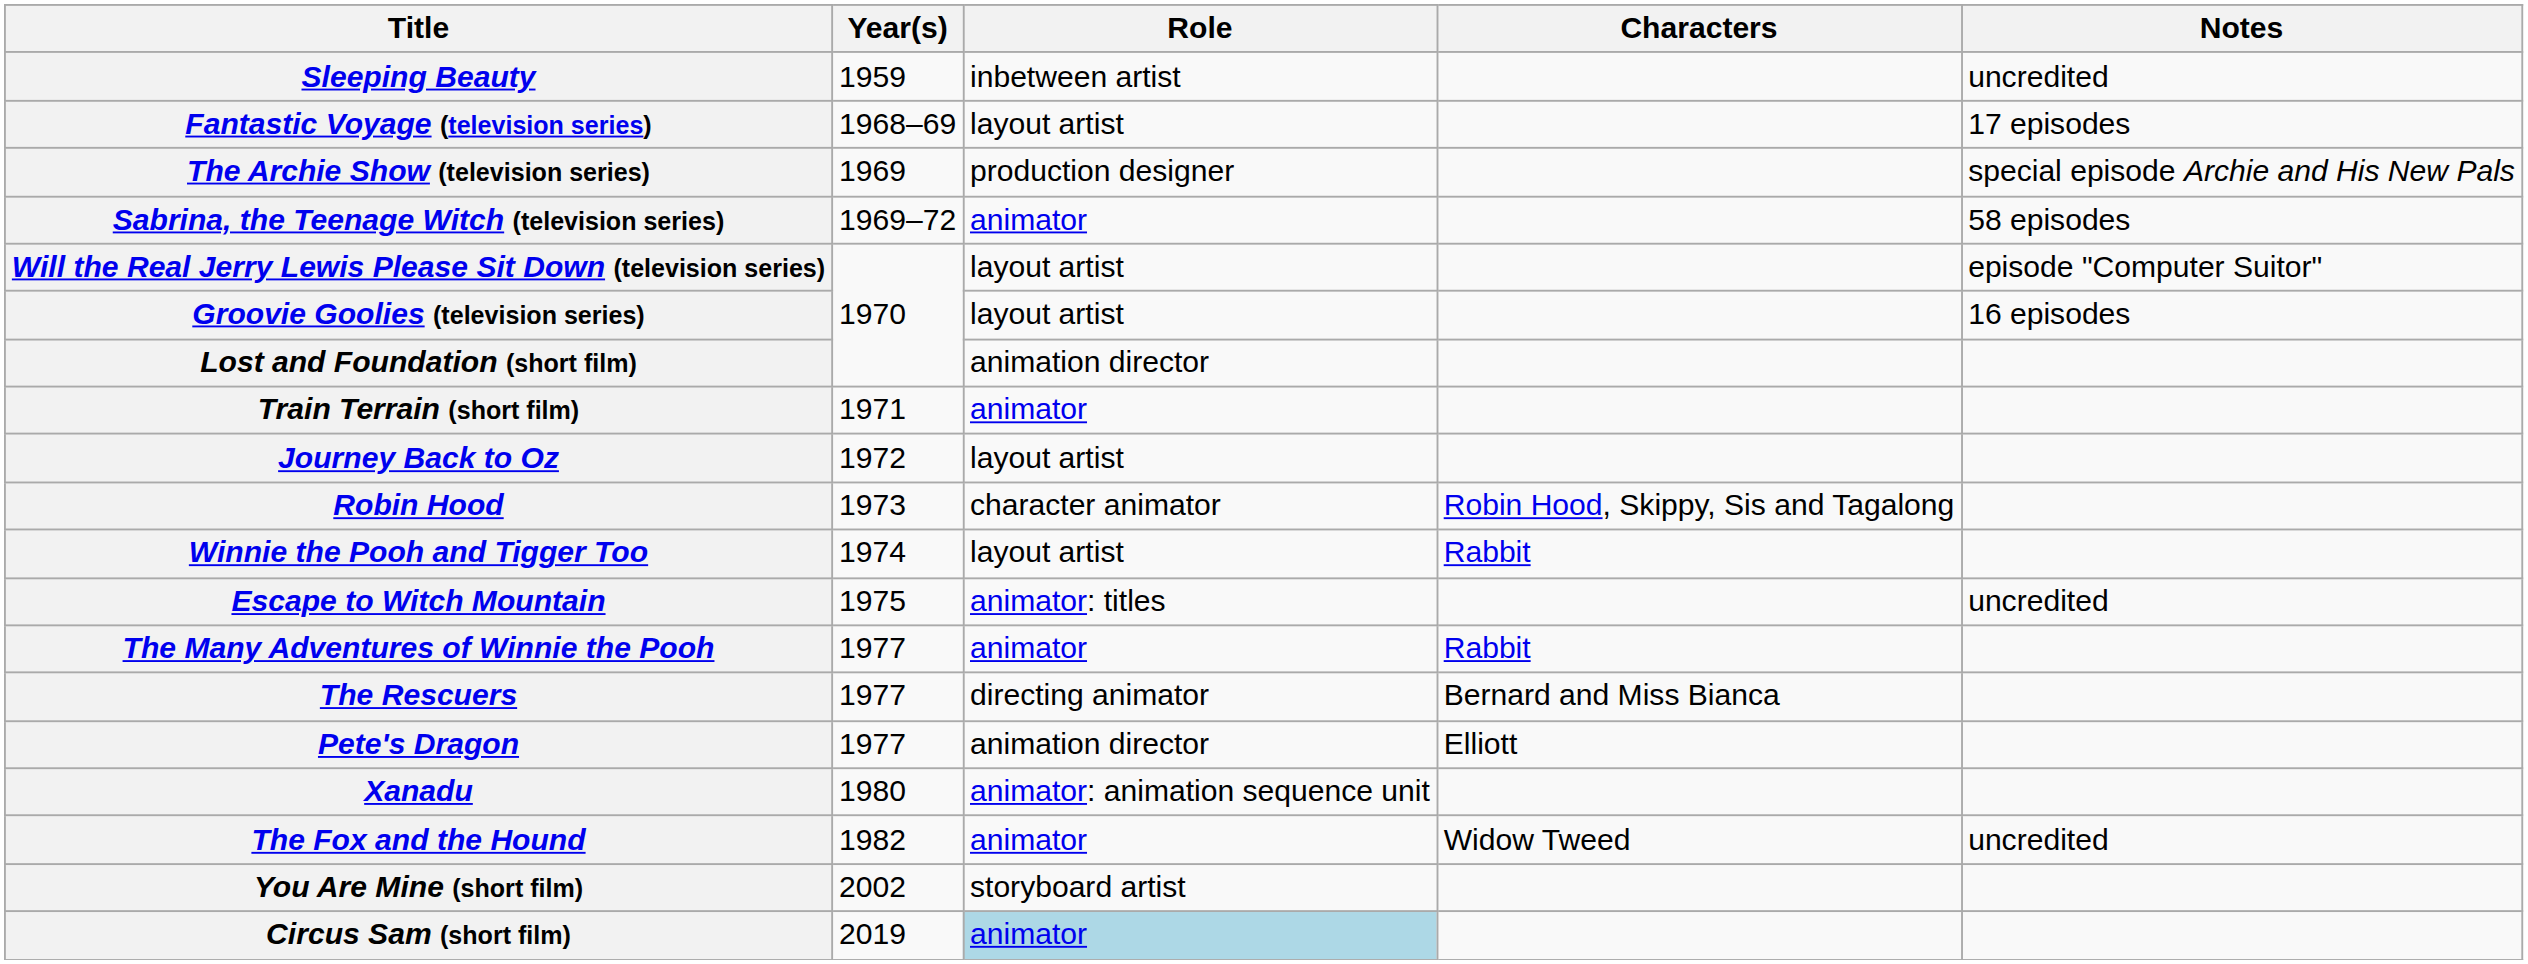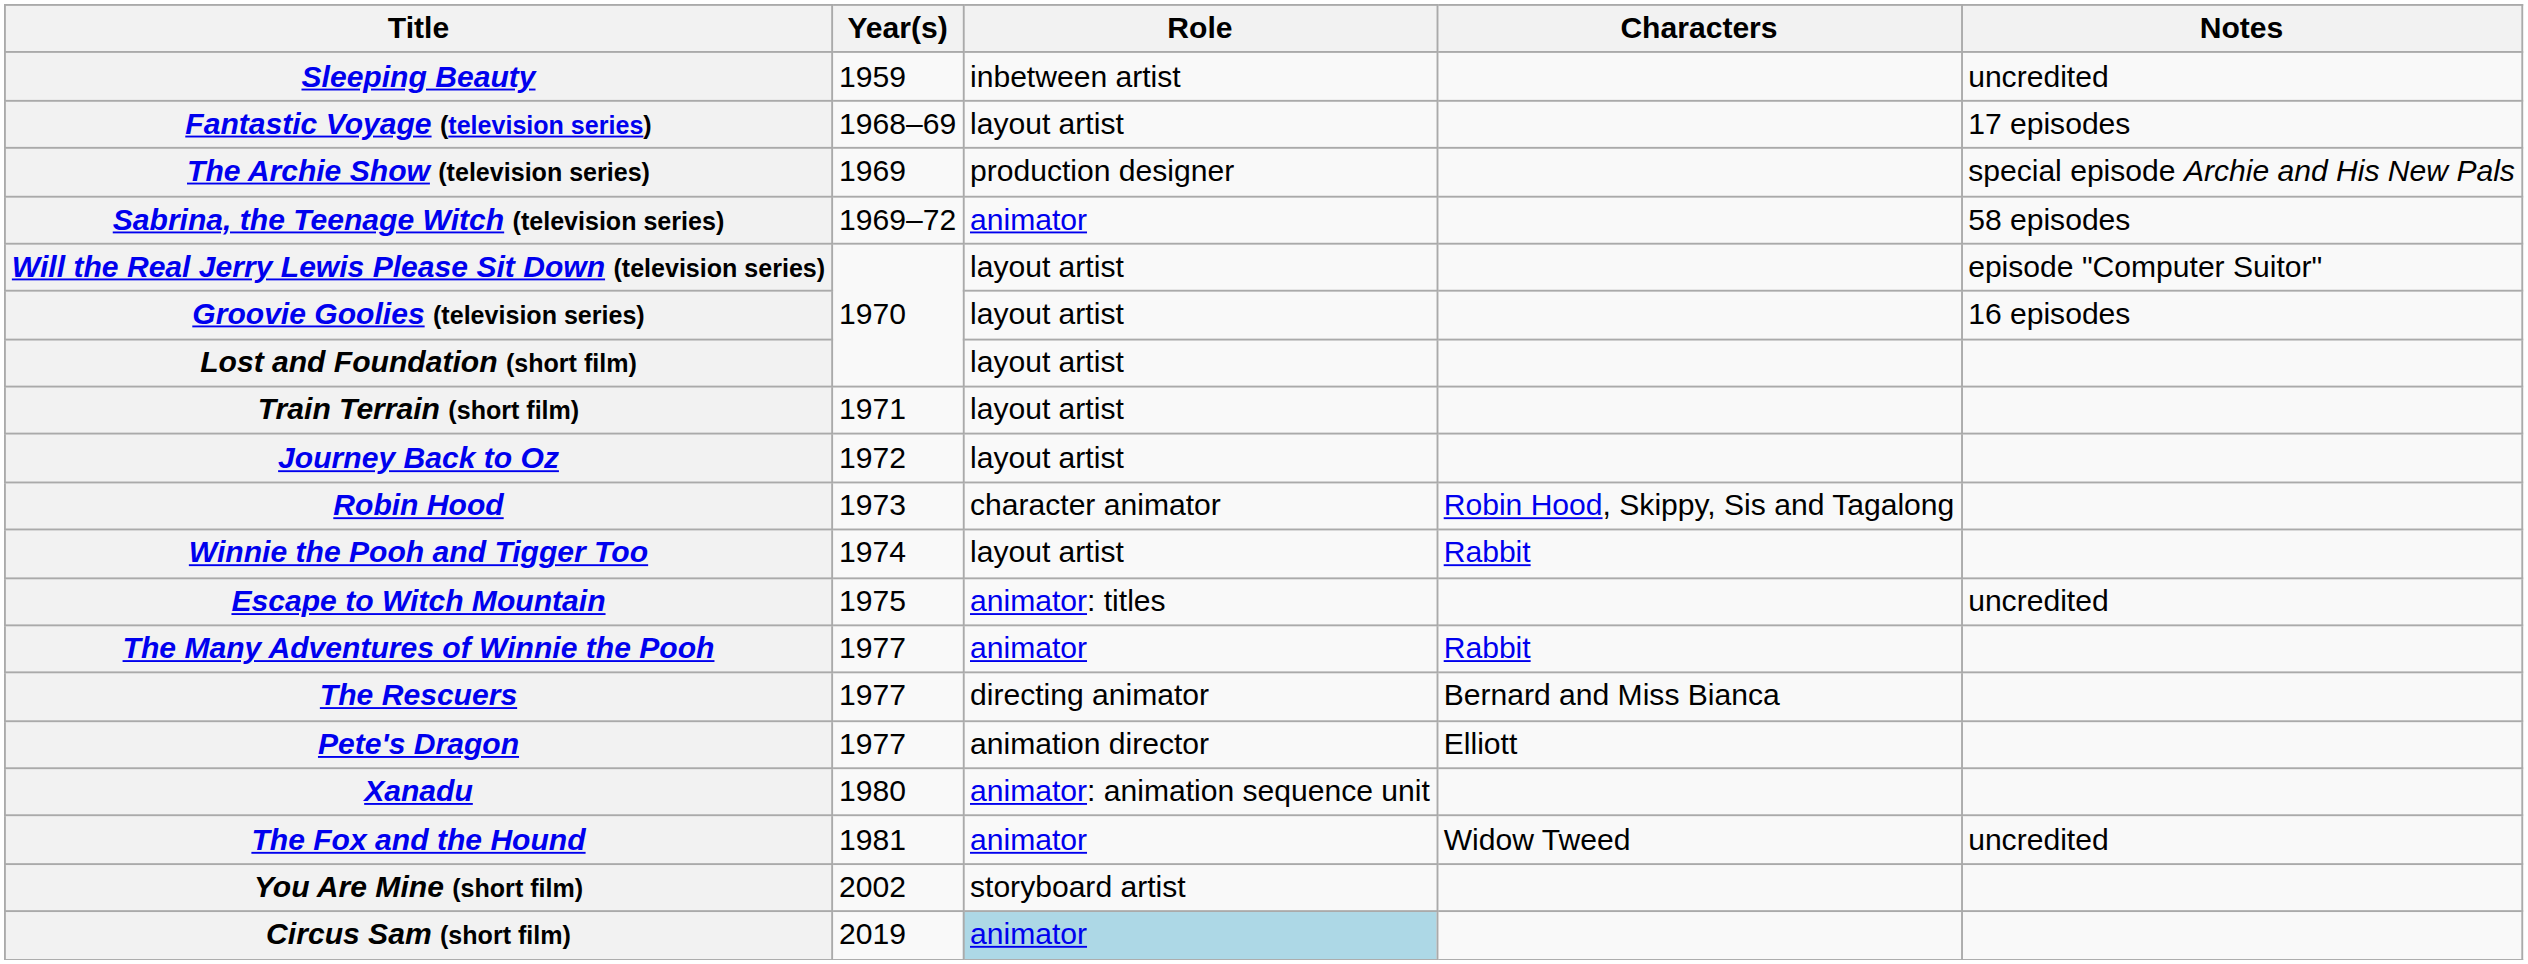(1090, 362) animation director -> (1047, 362) layout artist
(1029, 409) animator -> (1047, 409) layout artist
(872, 839) 1982 -> (872, 839) 1981
